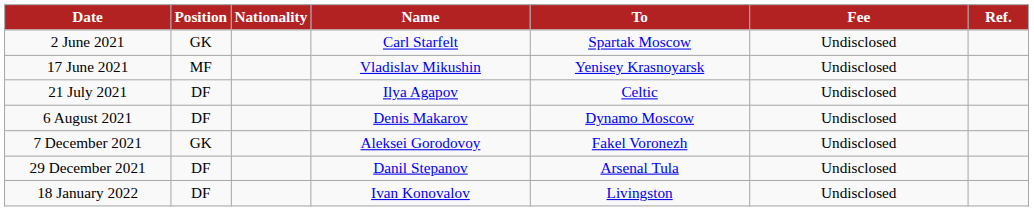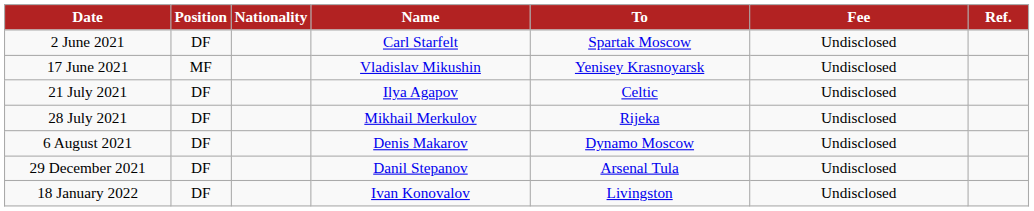(201, 42) GK -> (201, 42) DF
+ row: (88, 118)
- row: (88, 143)
